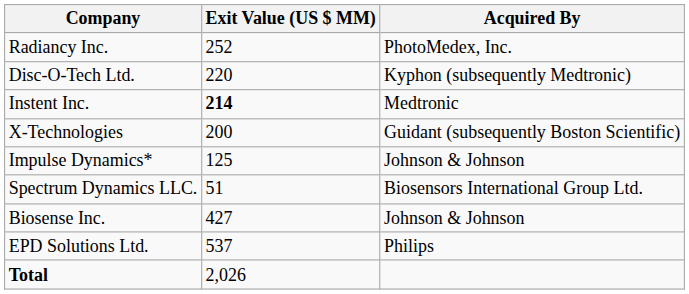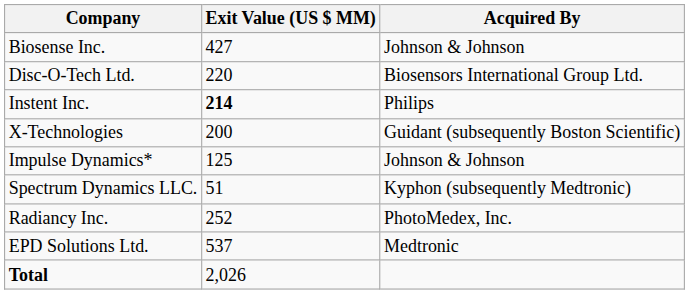rows swapped: (57, 217) <-> (58, 47)
(508, 75) Kyphon (subsequently Medtronic) -> (513, 75) Biosensors International Group Ltd.
(421, 103) Medtronic -> (409, 103) Philips
(513, 189) Biosensors International Group Ltd. -> (508, 189) Kyphon (subsequently Medtronic)
(409, 246) Philips -> (421, 246) Medtronic
